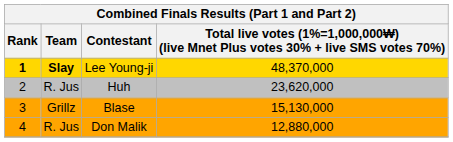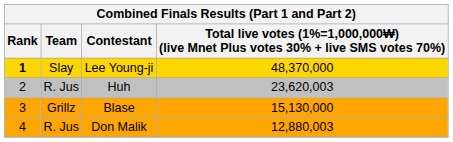(61, 68) bold -> (61, 68) normal
(302, 87) 23,620,000 -> (302, 87) 23,620,003
(302, 127) 12,880,000 -> (302, 127) 12,880,003
